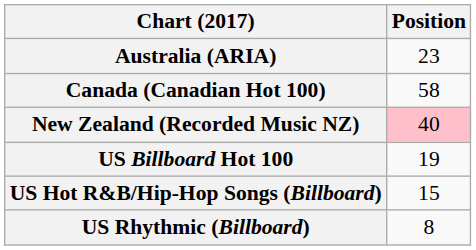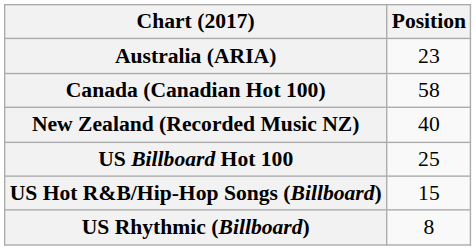(429, 124) pink background -> (429, 124) no background
(429, 158) 19 -> (429, 158) 25
